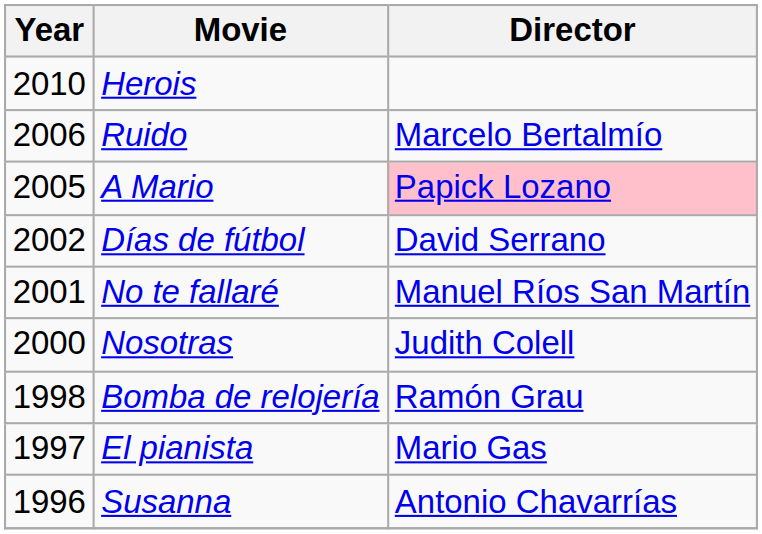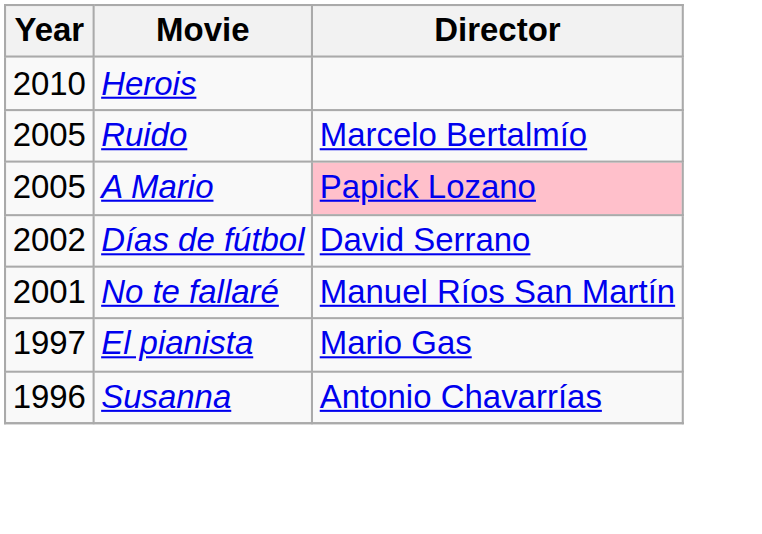(49, 135) 2006 -> (49, 135) 2005
- row: (167, 344)
- row: (240, 396)
